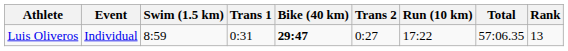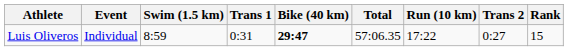columns swapped: (376, 14) <-> (501, 14)
(537, 35) 13 -> (537, 35) 15
